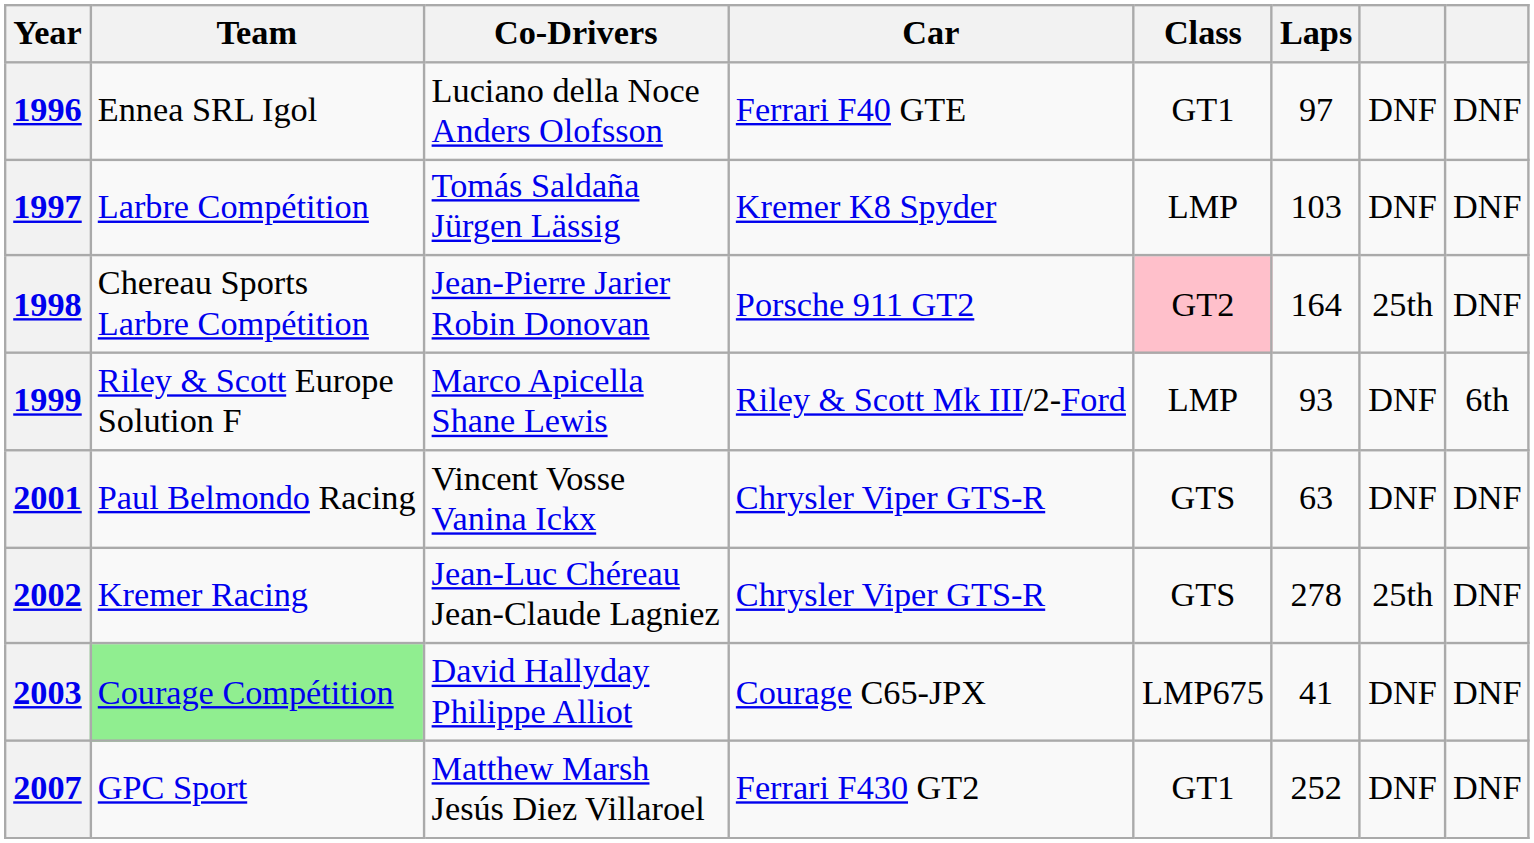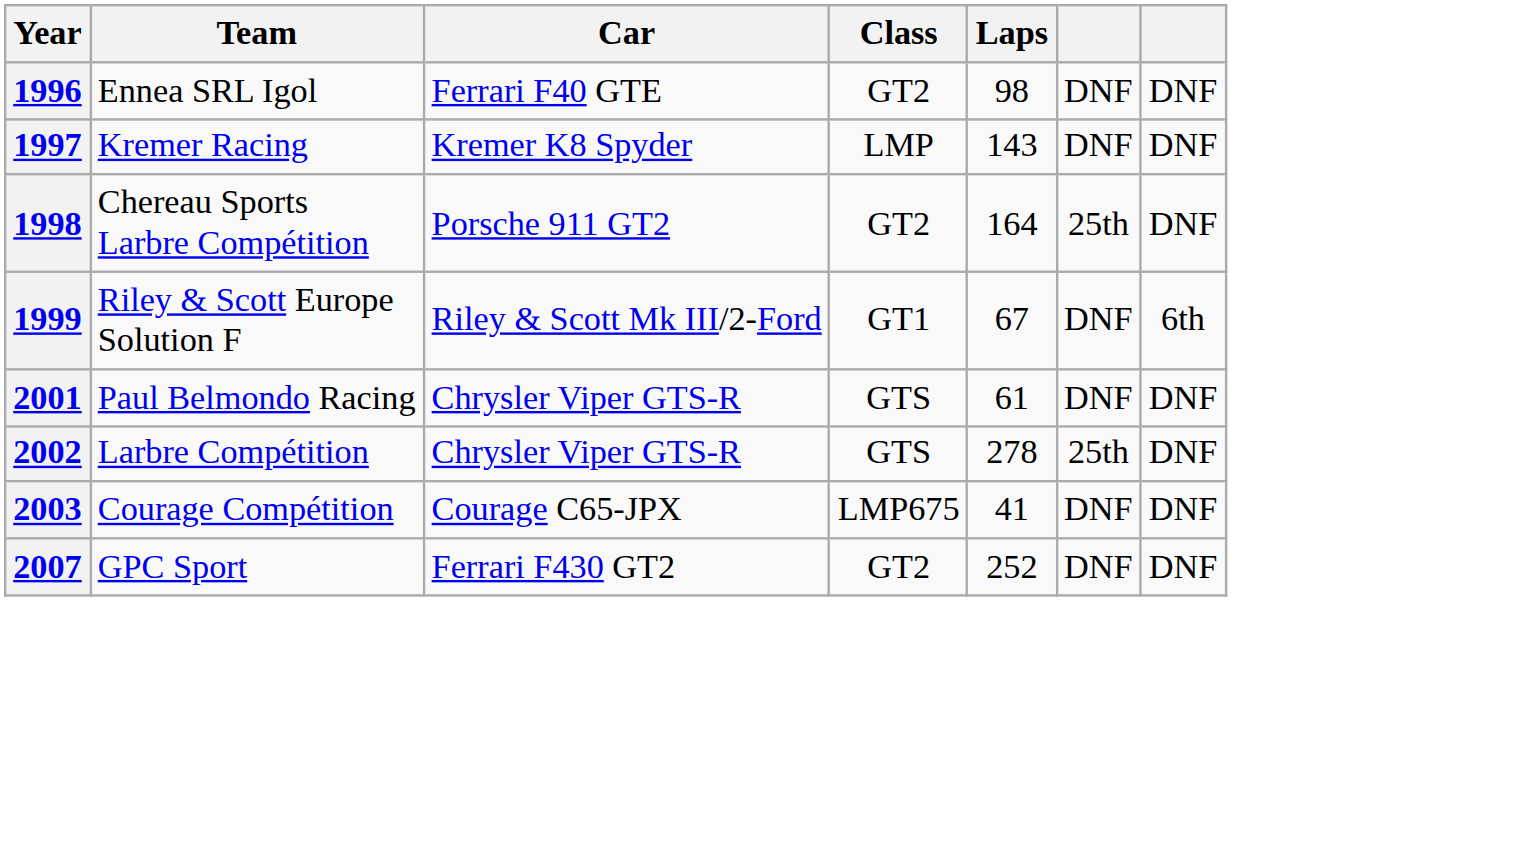- column: (576, 33)
(1203, 109) GT1 -> (899, 89) GT2
(1316, 109) 97 -> (1012, 89) 98
(233, 206) Larbre Compétition -> (203, 146) Kremer Racing
(1316, 206) 103 -> (1012, 146) 143
(1203, 303) pink background -> (899, 222) no background
(1203, 400) LMP -> (899, 319) GT1
(1316, 400) 93 -> (1012, 319) 67
(1316, 497) 63 -> (1012, 396) 61
(203, 594) Kremer Racing -> (233, 453) Larbre Compétition
(246, 691) lightgreen background -> (246, 509) no background
(1203, 788) GT1 -> (899, 566) GT2
